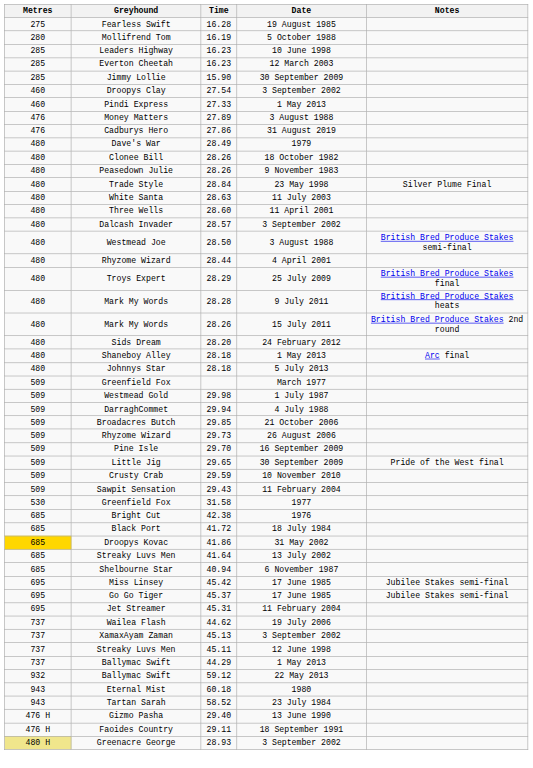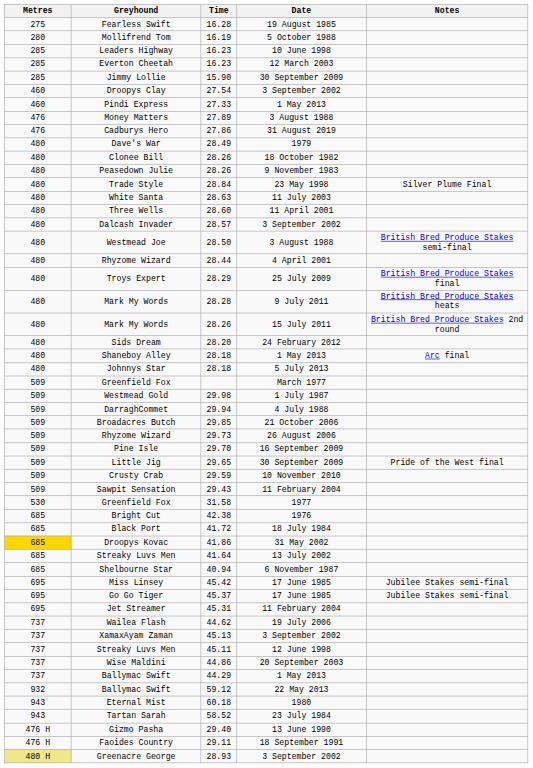+ row: (136, 663)
